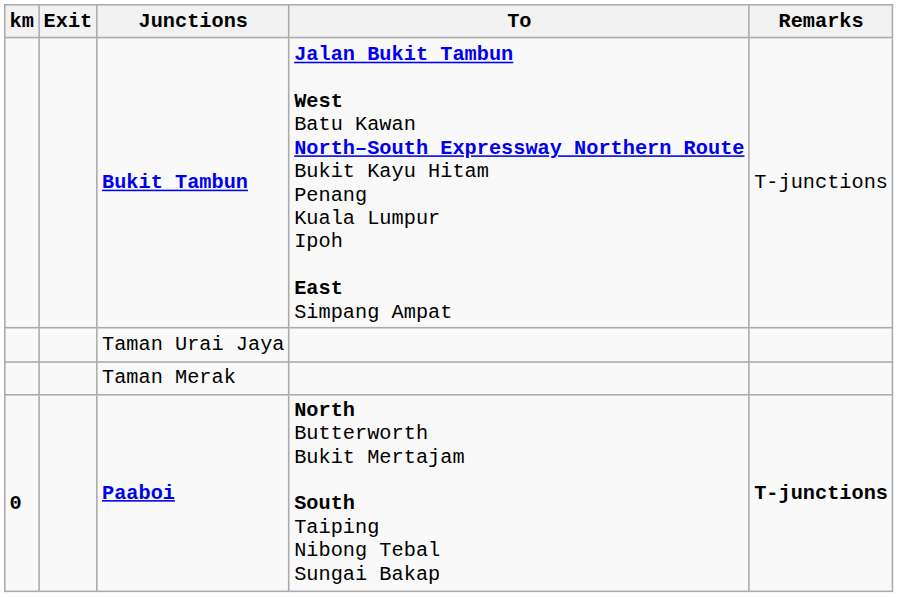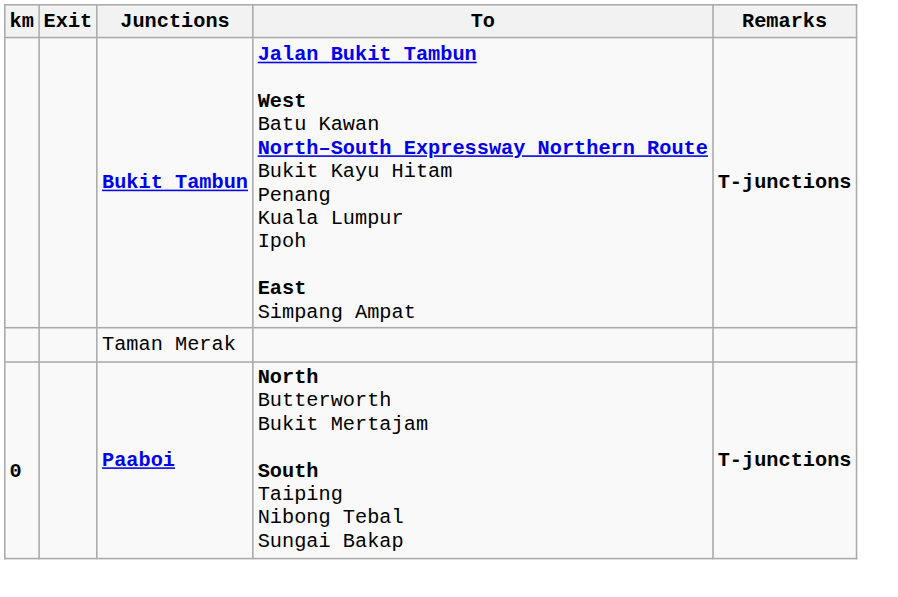(821, 183) normal -> (785, 183) bold
- row: (193, 345)
